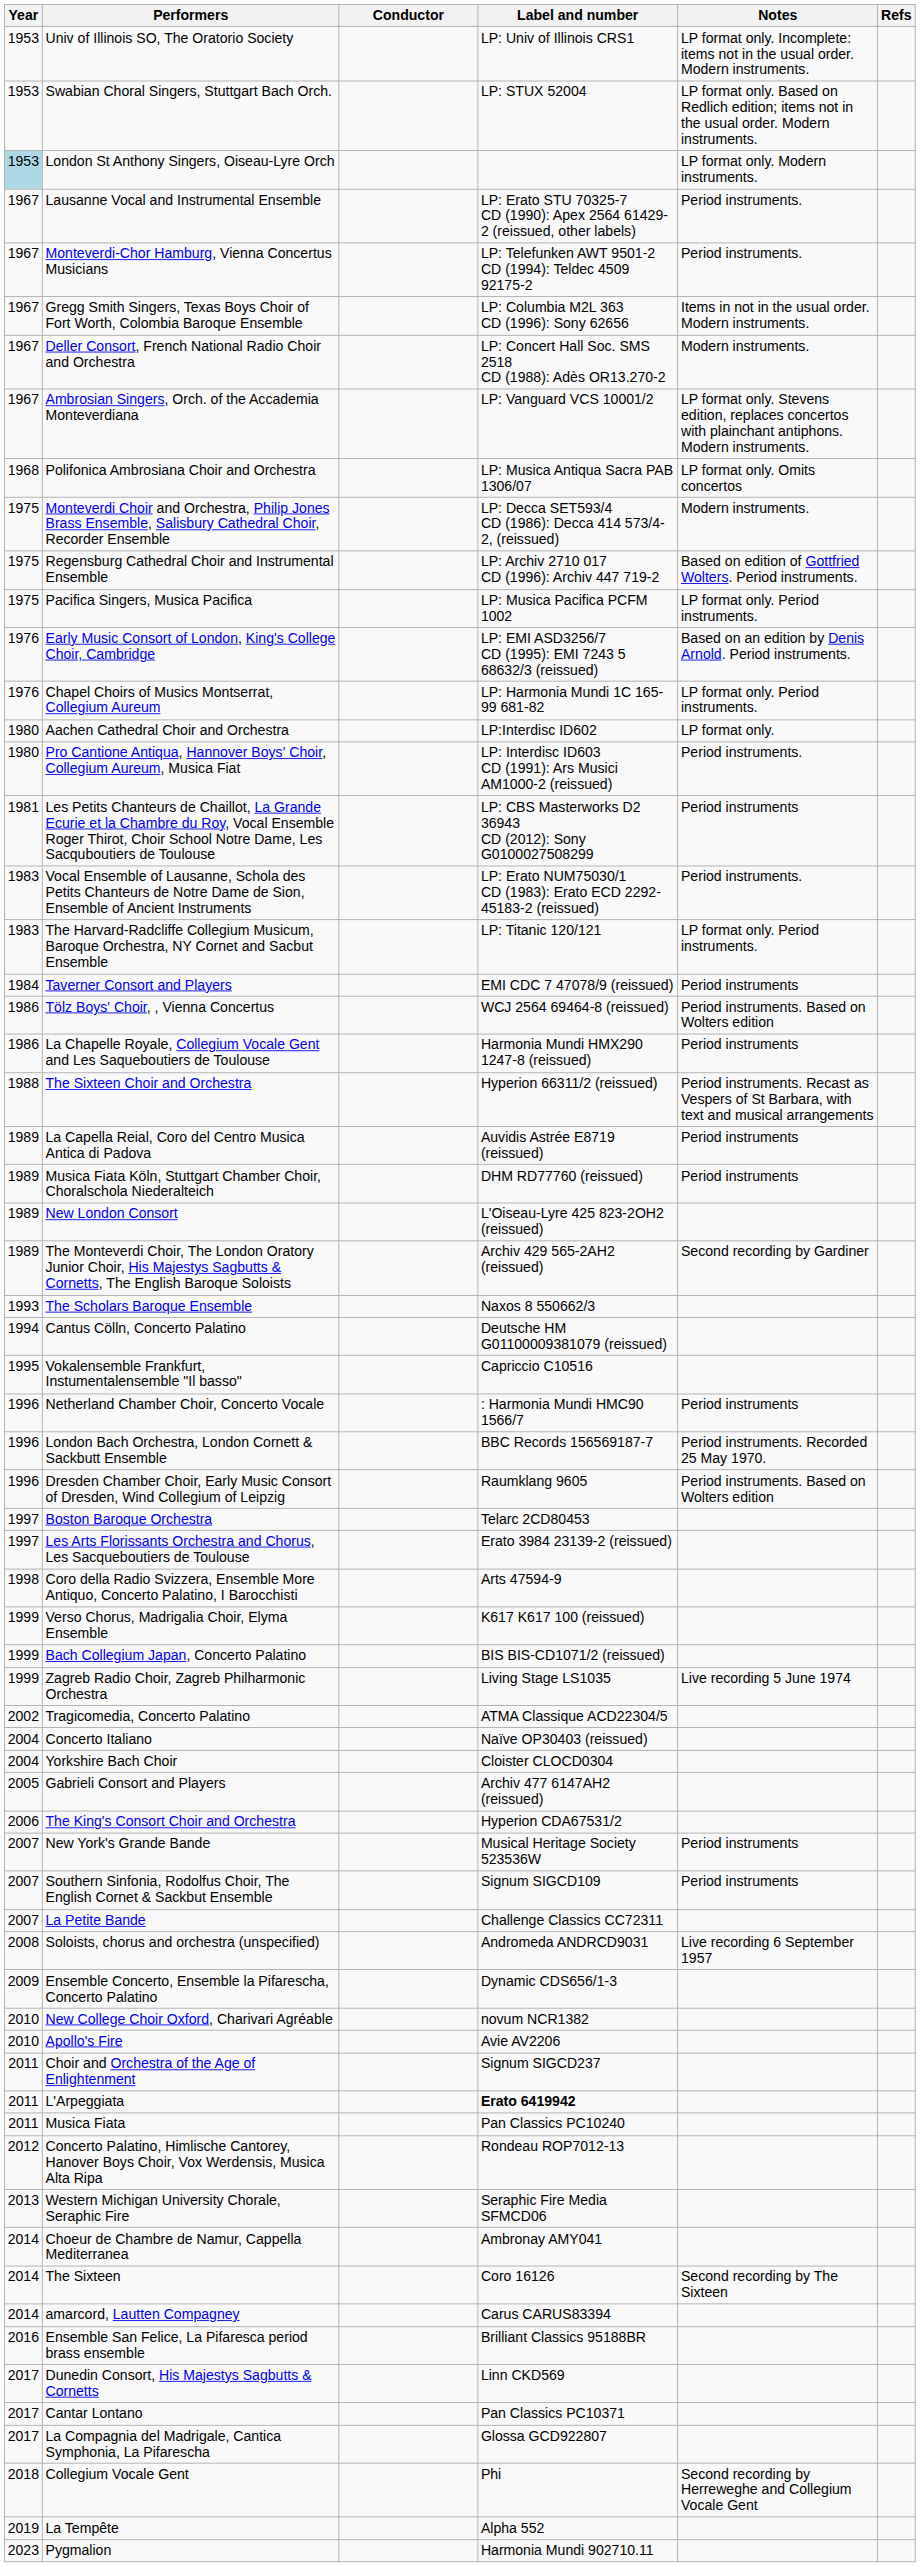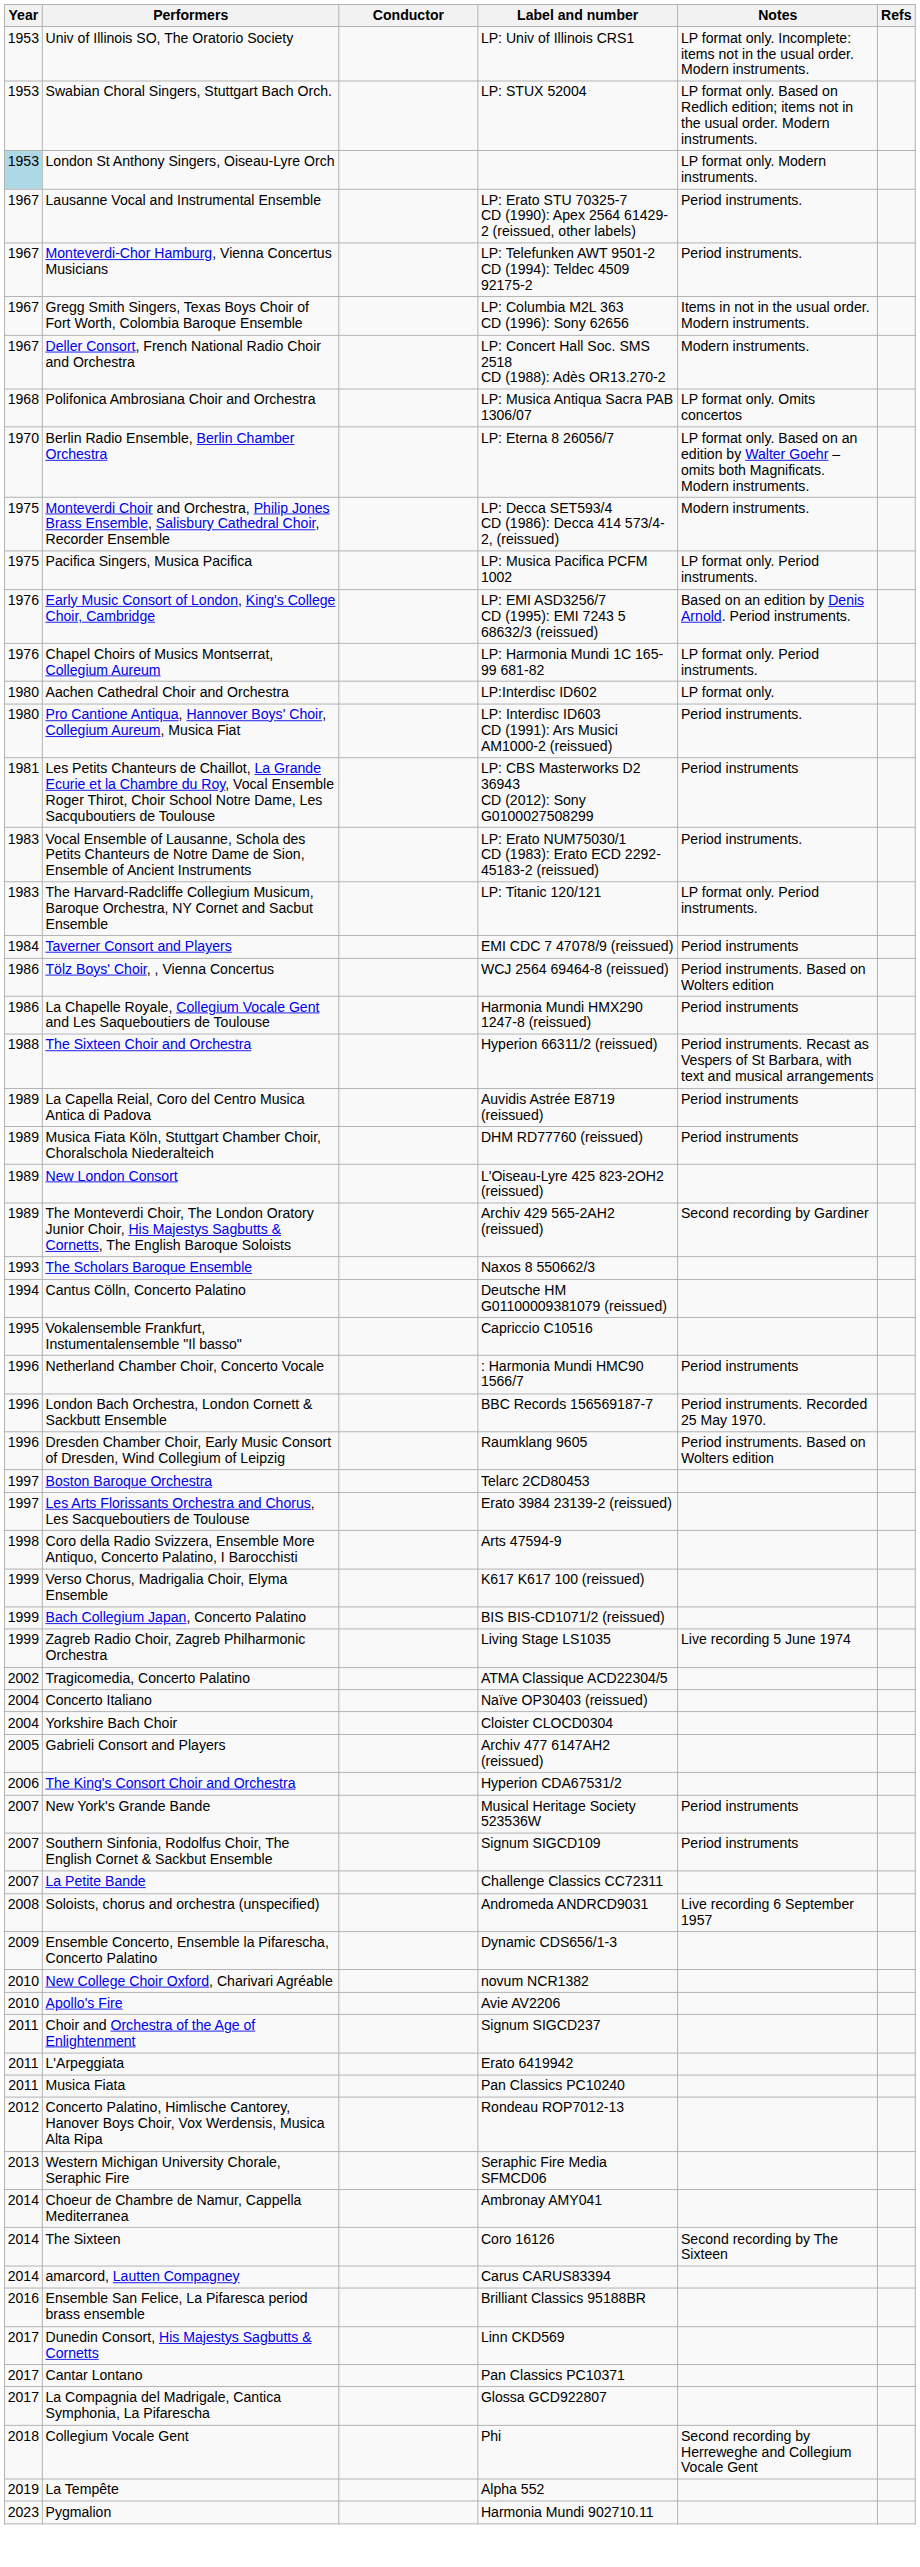- row: (182, 408)
+ row: (170, 446)
- row: (190, 570)
(528, 2102) bold -> (527, 2063) normal
